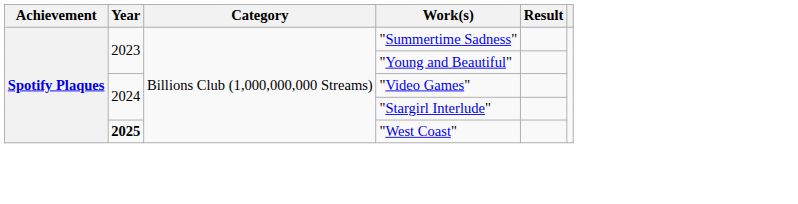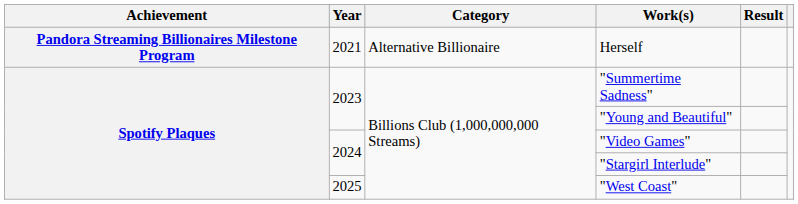+ row: (621, 47)
(126, 131) bold -> (347, 187) normal
